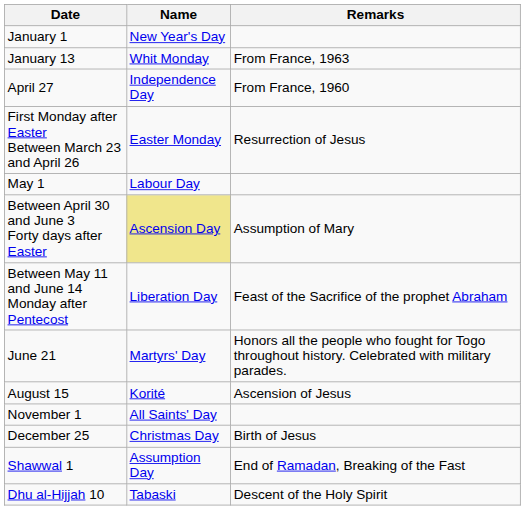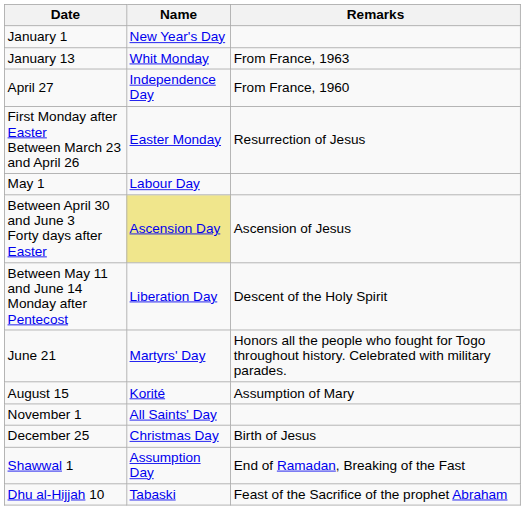(294, 228) Assumption of Mary -> (292, 228) Ascension of Jesus
(371, 296) Feast of the Sacrifice of the prophet Abraham -> (311, 296) Descent of the Holy Spirit
(292, 393) Ascension of Jesus -> (294, 393) Assumption of Mary
(311, 494) Descent of the Holy Spirit -> (371, 494) Feast of the Sacrifice of the prophet Abraham
